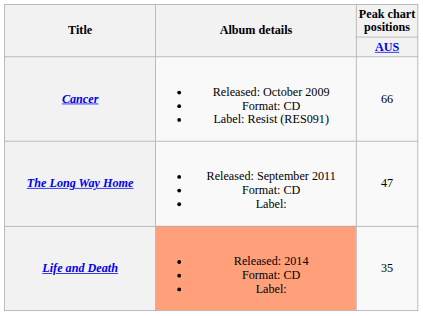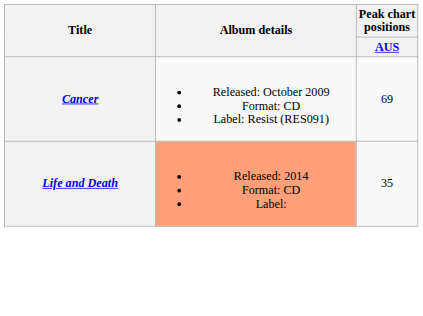(387, 99) 66 -> (387, 99) 69
- row: (80, 183)
